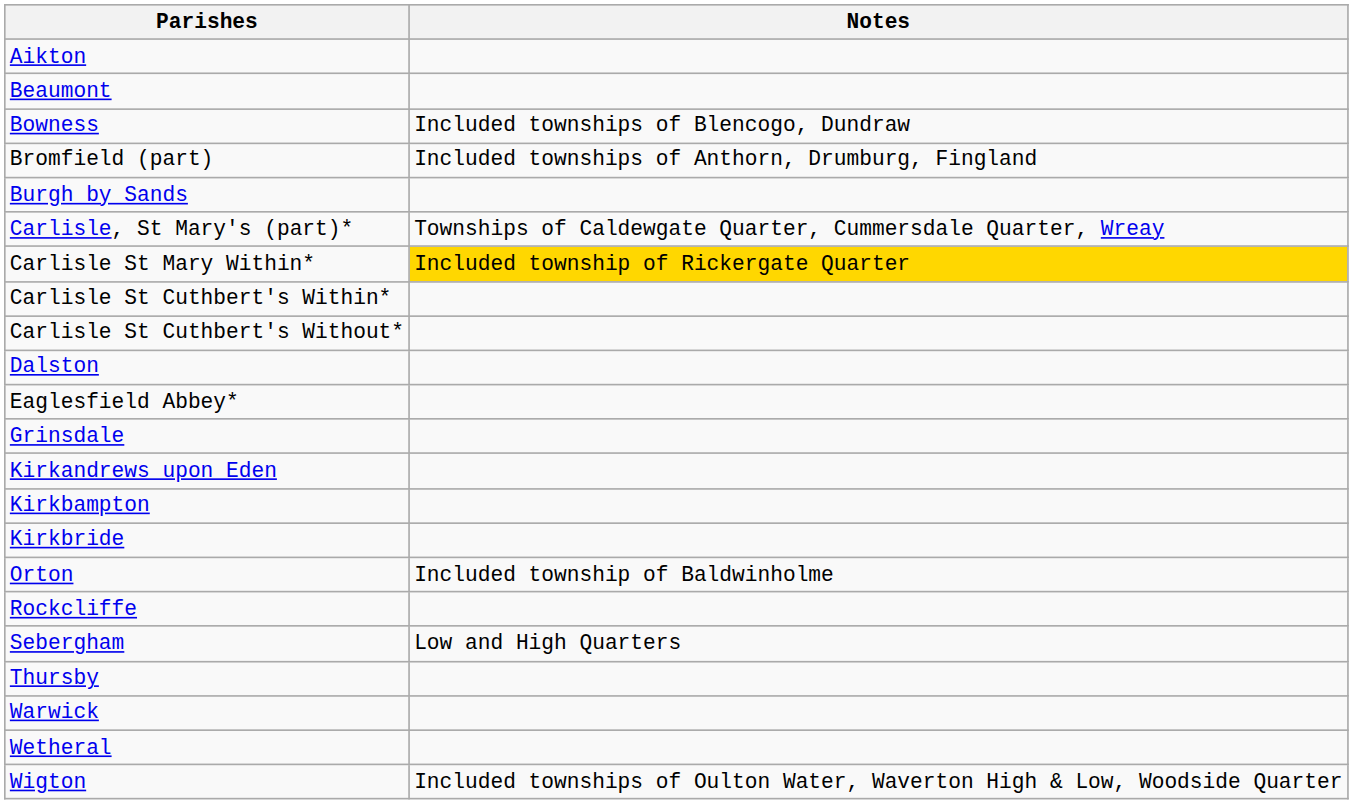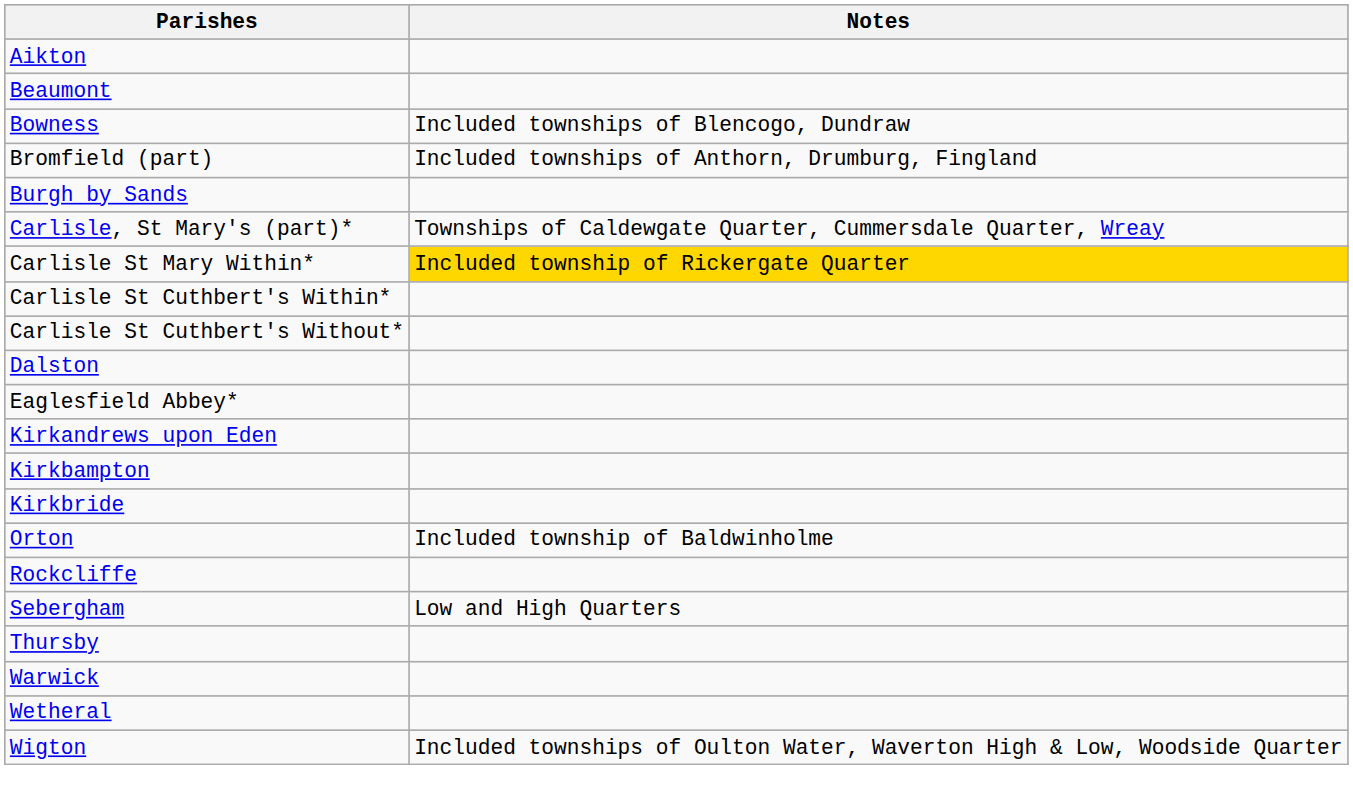- row: (67, 437)
